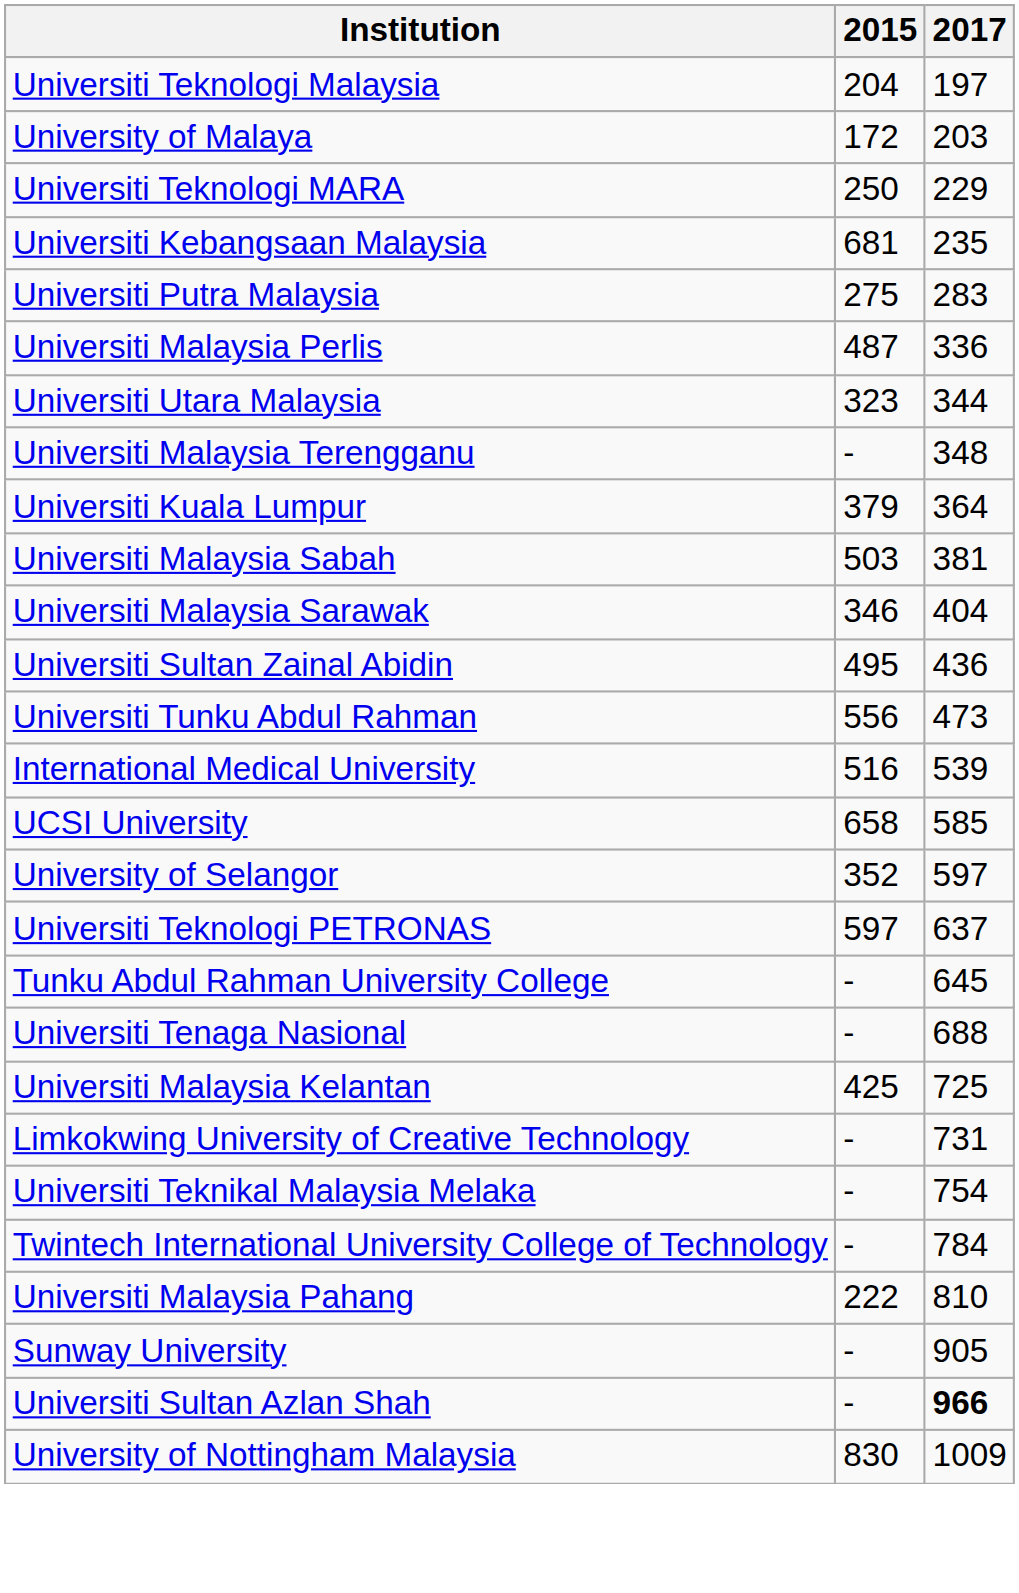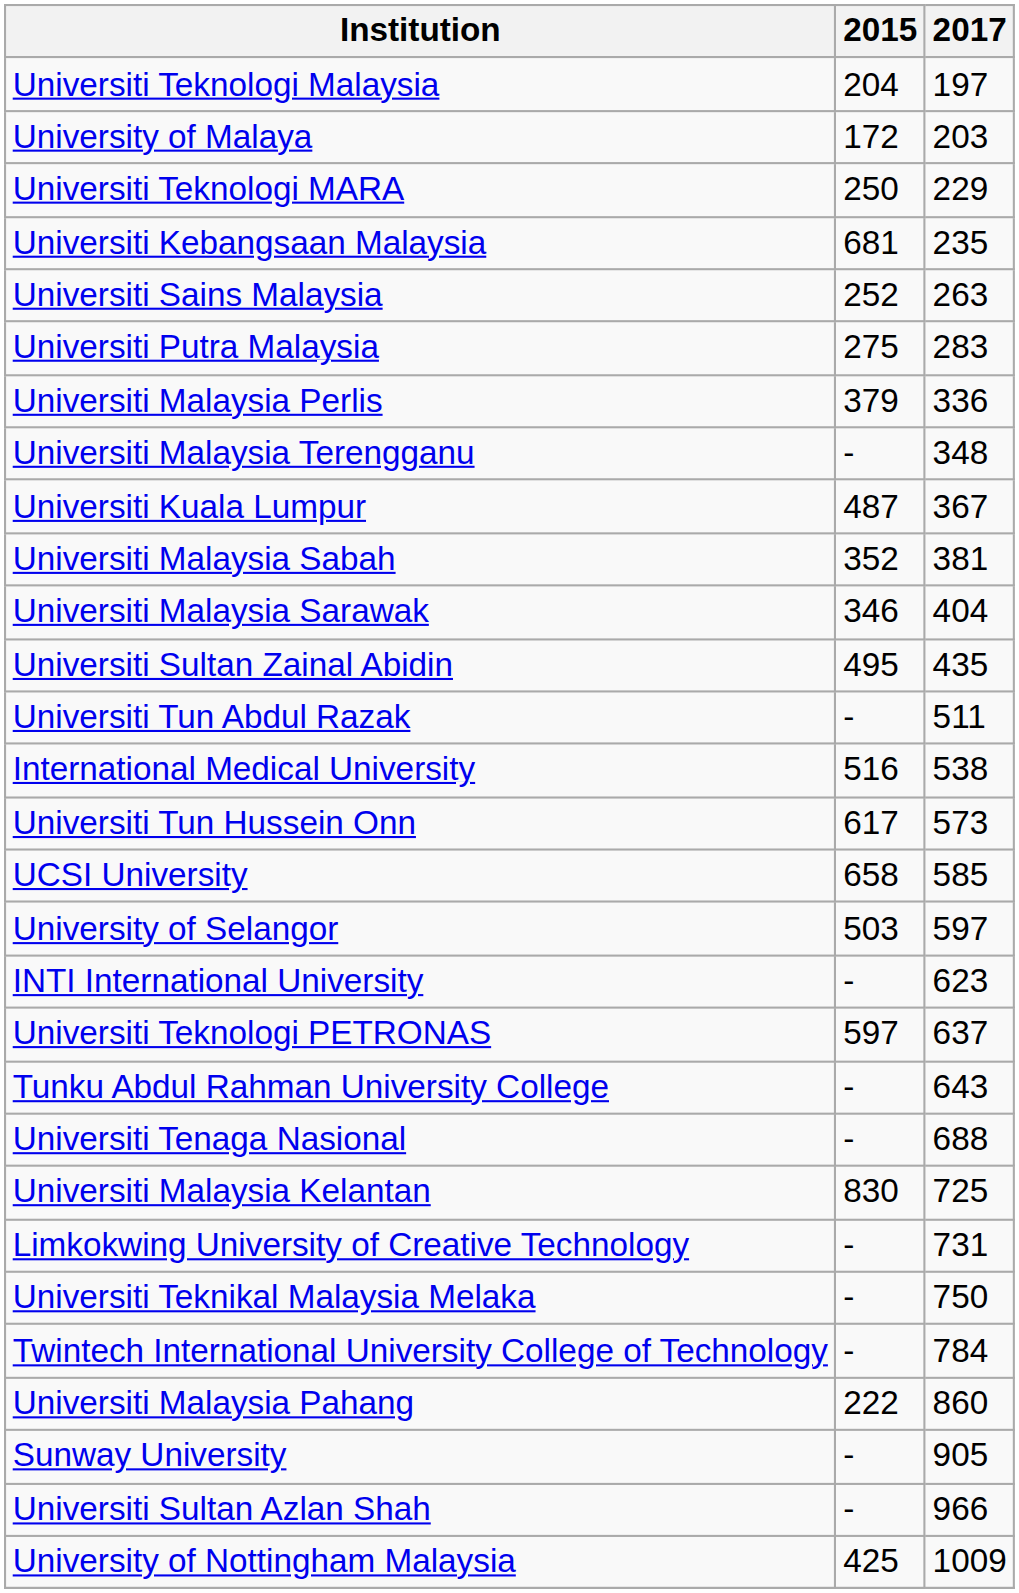+ row: (198, 294)
(871, 347) 487 -> (871, 400) 379
- row: (197, 400)
(871, 505) 379 -> (871, 505) 487
(960, 505) 364 -> (960, 505) 367
(871, 558) 503 -> (871, 558) 352
(960, 664) 436 -> (960, 664) 435
- row: (245, 717)
+ row: (212, 717)
(960, 769) 539 -> (960, 769) 538
+ row: (214, 822)
(871, 875) 352 -> (871, 928) 503
+ row: (218, 980)
(960, 980) 645 -> (960, 1086) 643
(871, 1086) 425 -> (871, 1192) 830
(960, 1192) 754 -> (960, 1297) 750
(960, 1297) 810 -> (960, 1403) 860
(960, 1403) bold -> (960, 1508) normal
(871, 1455) 830 -> (871, 1561) 425
